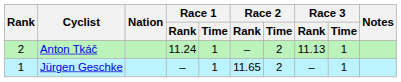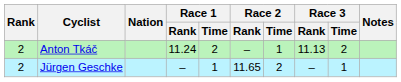(215, 49) 1 -> (215, 49) 2
(279, 49) 2 -> (279, 49) 1
(344, 49) 1 -> (344, 49) 2
(21, 67) 1 -> (21, 67) 2
